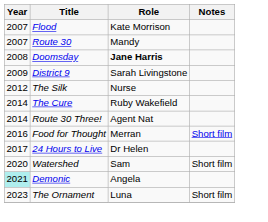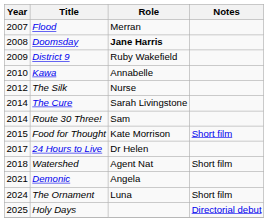(140, 27) Kate Morrison -> (126, 27) Merran
- row: (52, 42)
(149, 73) Sarah Livingstone -> (144, 57) Ruby Wakefield
+ row: (44, 73)
(144, 103) Ruby Wakefield -> (149, 103) Sarah Livingstone
(132, 118) Agent Nat -> (120, 118) Sam
(17, 133) 2016 -> (17, 133) 2015
(126, 133) Merran -> (140, 133) Kate Morrison
(17, 164) 2020 -> (17, 164) 2018
(120, 164) Sam -> (132, 164) Agent Nat
(17, 179) paleturquoise background -> (17, 179) no background
(17, 194) 2023 -> (17, 194) 2024
+ row: (54, 210)
